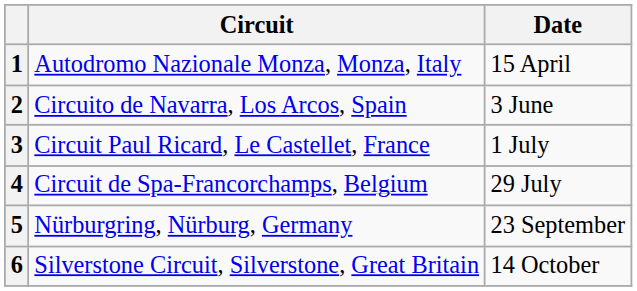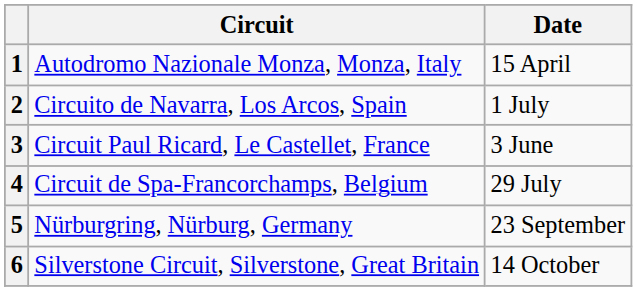(522, 104) 3 June -> (520, 104) 1 July
(520, 144) 1 July -> (522, 144) 3 June
